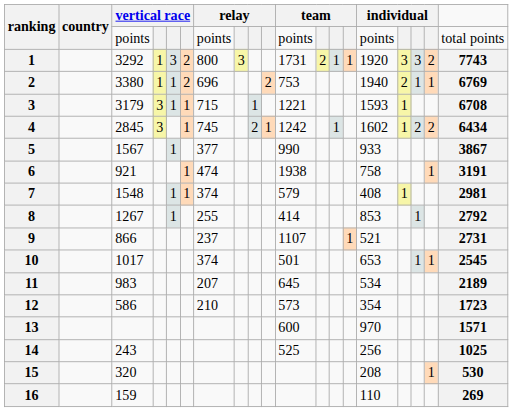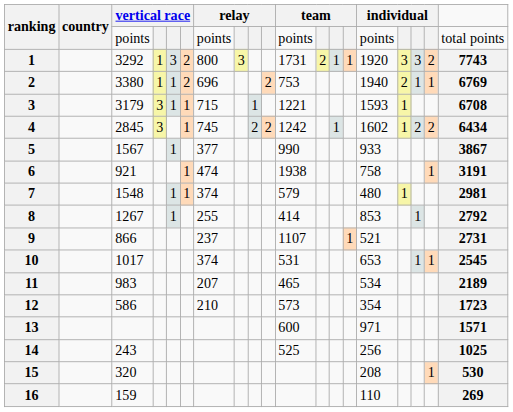(268, 127) 1 -> (268, 127) 2
(370, 194) 408 -> (370, 194) 480
(289, 261) 501 -> (289, 261) 531
(289, 283) 645 -> (289, 283) 465
(370, 328) 970 -> (370, 328) 971
